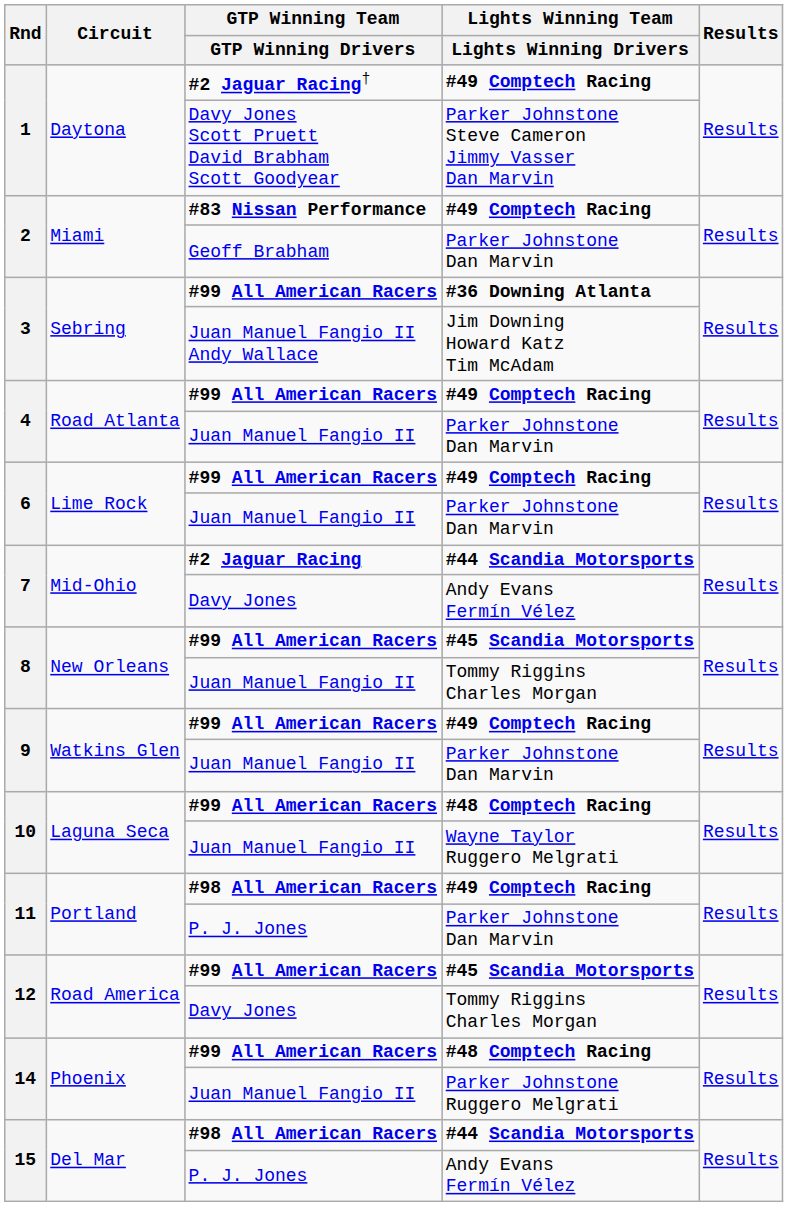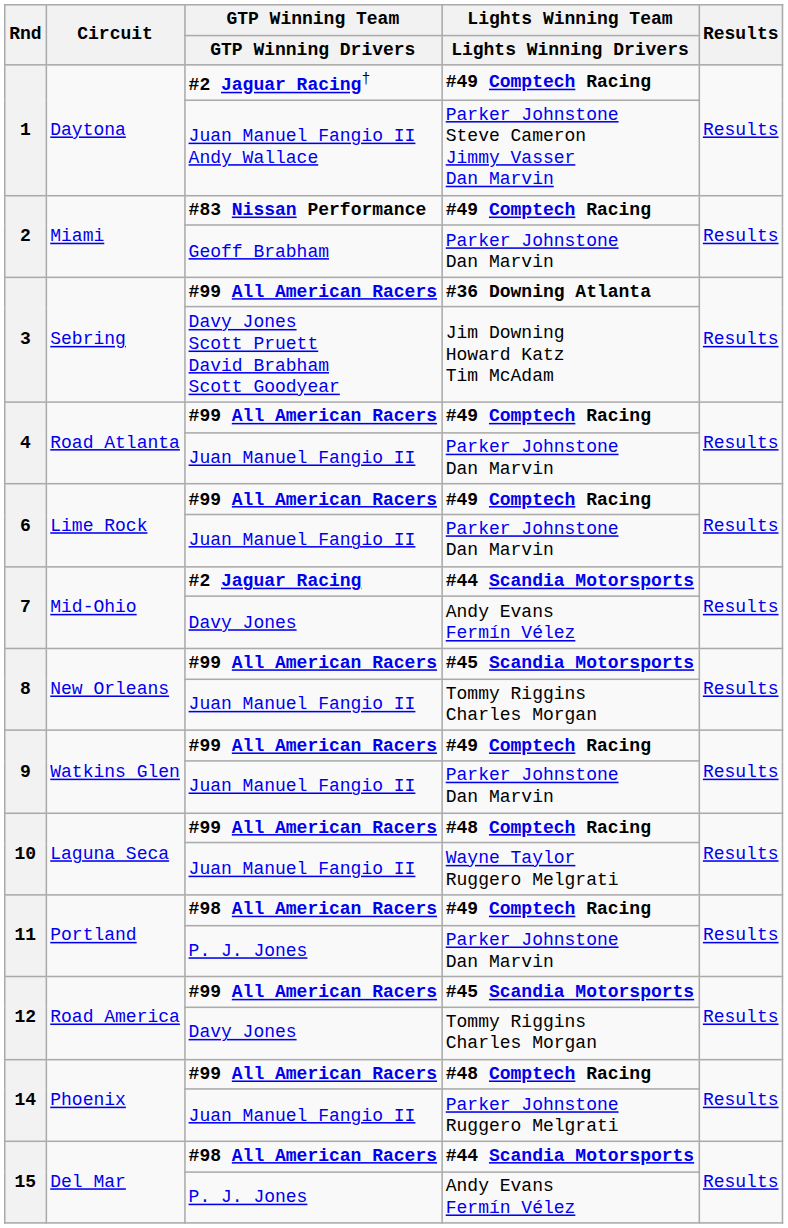(264, 147) Davy Jones Scott Pruett David Brabham Scott Goodyear -> (302, 147) Juan Manuel Fangio II Andy Wallace
(302, 344) Juan Manuel Fangio II Andy Wallace -> (264, 355) Davy Jones Scott Pruett David Brabham Scott Goodyear
